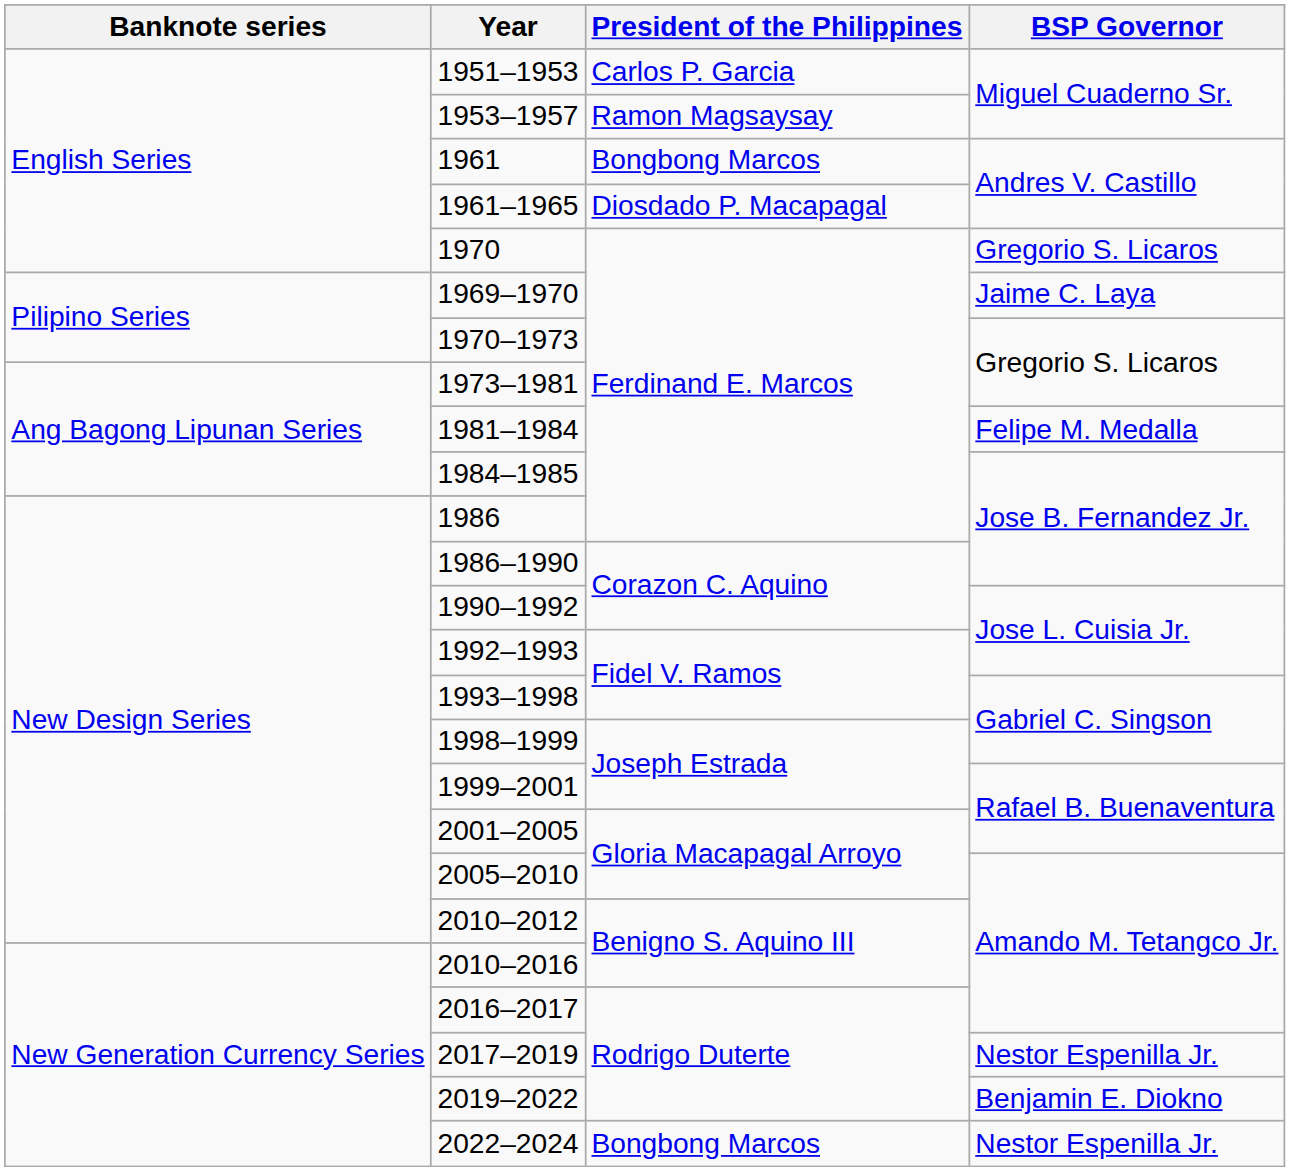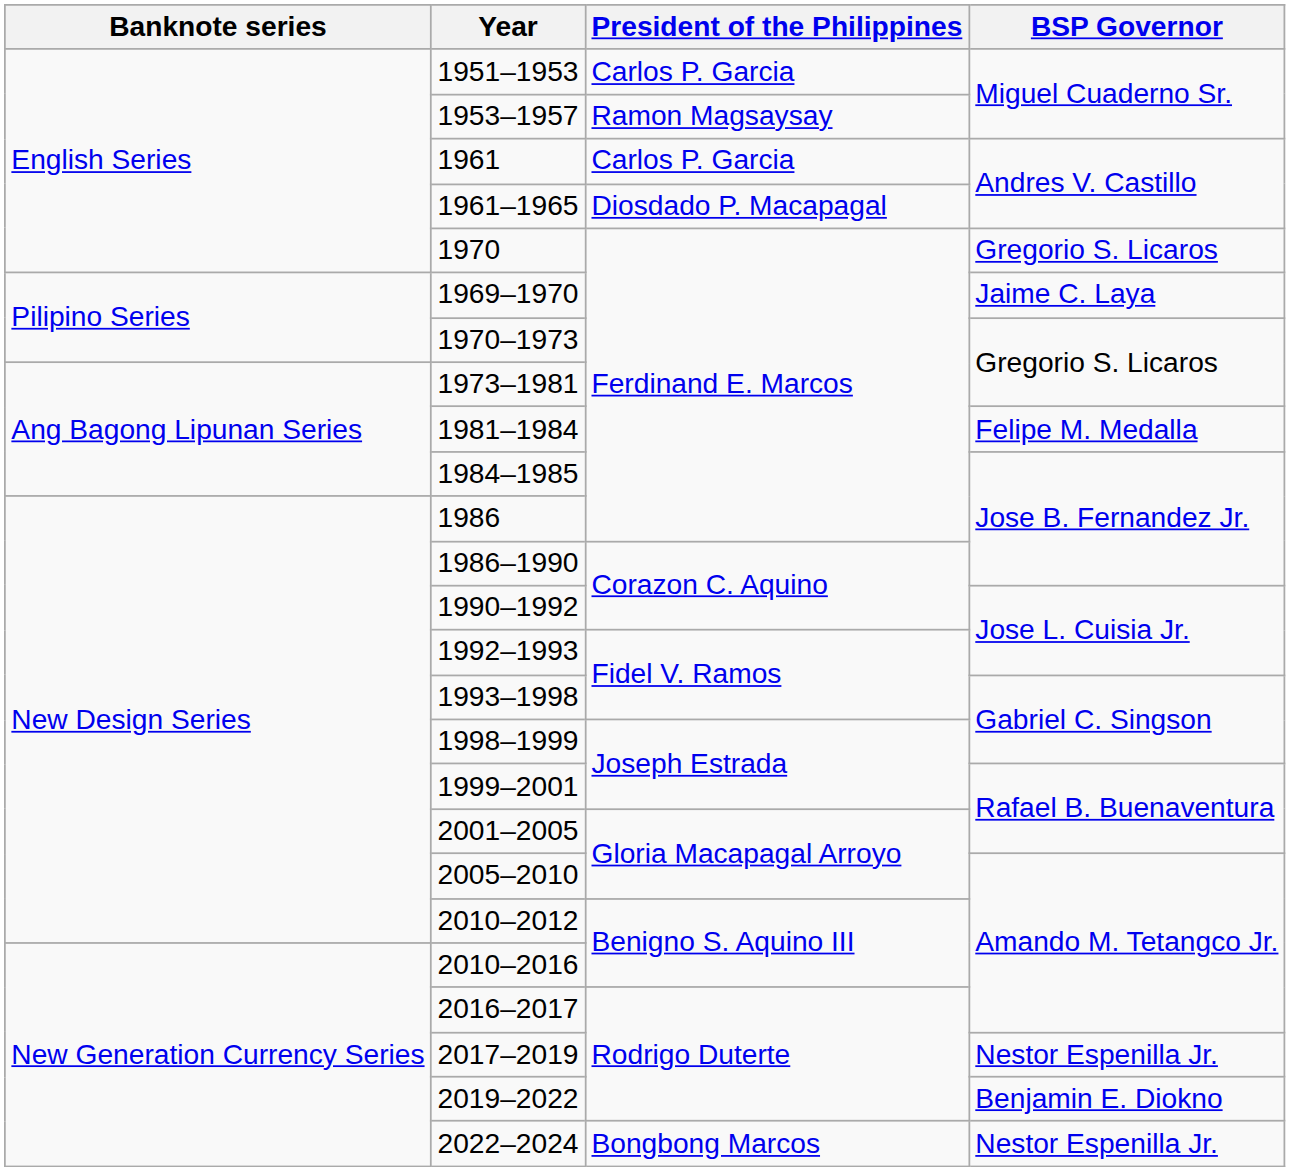(706, 160) Bongbong Marcos -> (693, 160) Carlos P. Garcia
